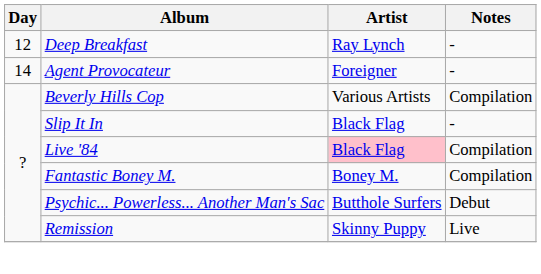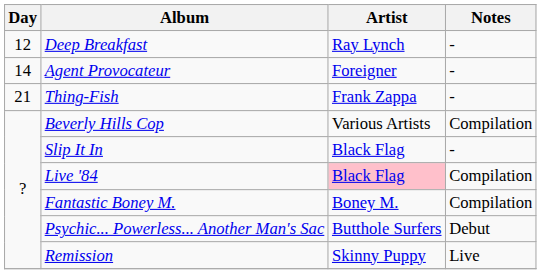+ row: (82, 96)
